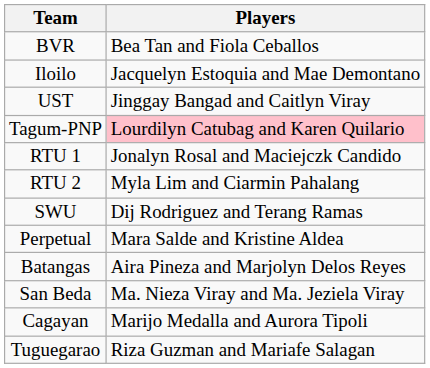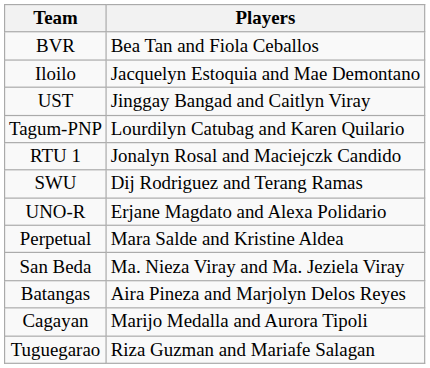(258, 128) pink background -> (258, 128) no background
- row: (55, 183)
+ row: (55, 211)
rows swapped: (55, 294) <-> (55, 266)
